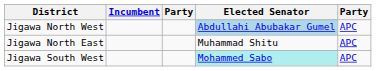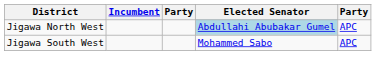- row: (55, 43)
(235, 58) paleturquoise background -> (235, 43) no background
